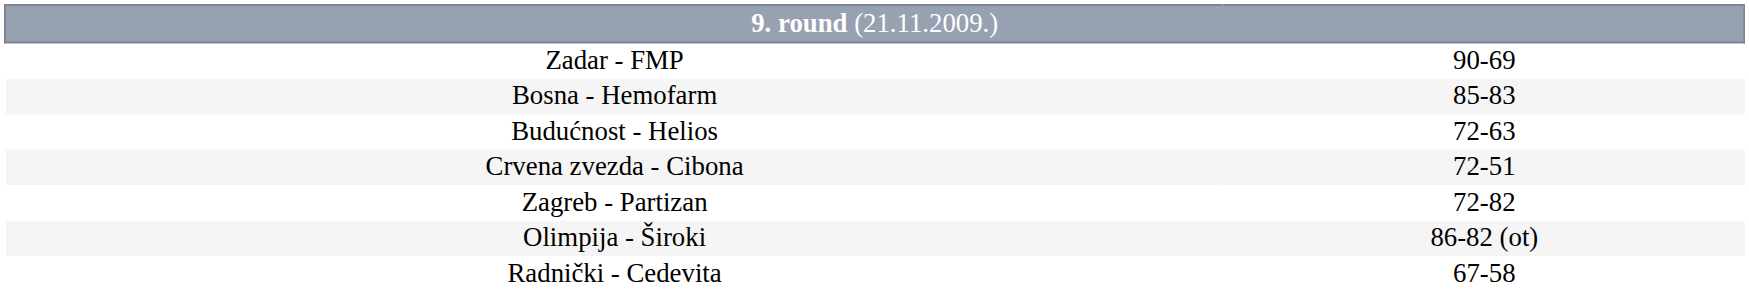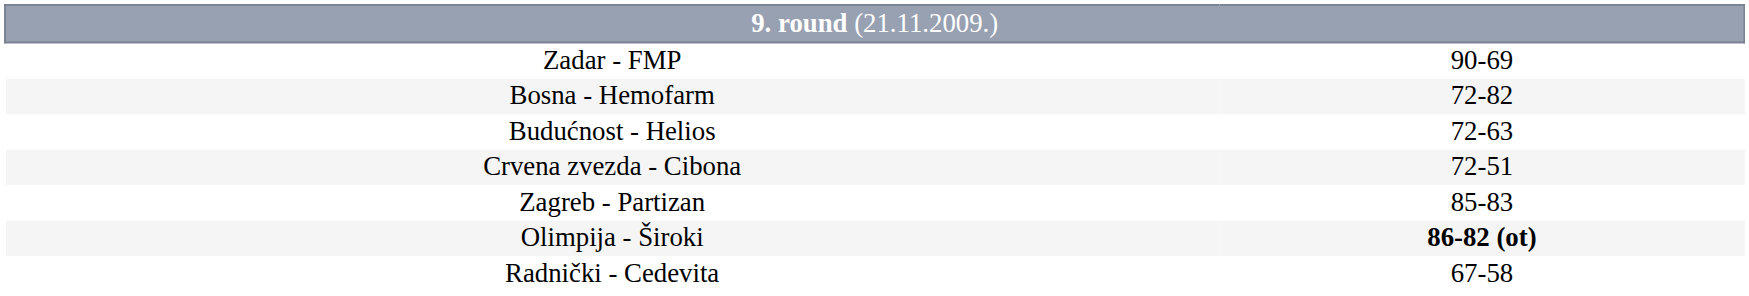(1484, 96) 85-83 -> (1482, 96) 72-82
(1484, 202) 72-82 -> (1482, 202) 85-83
(1484, 237) normal -> (1482, 237) bold
